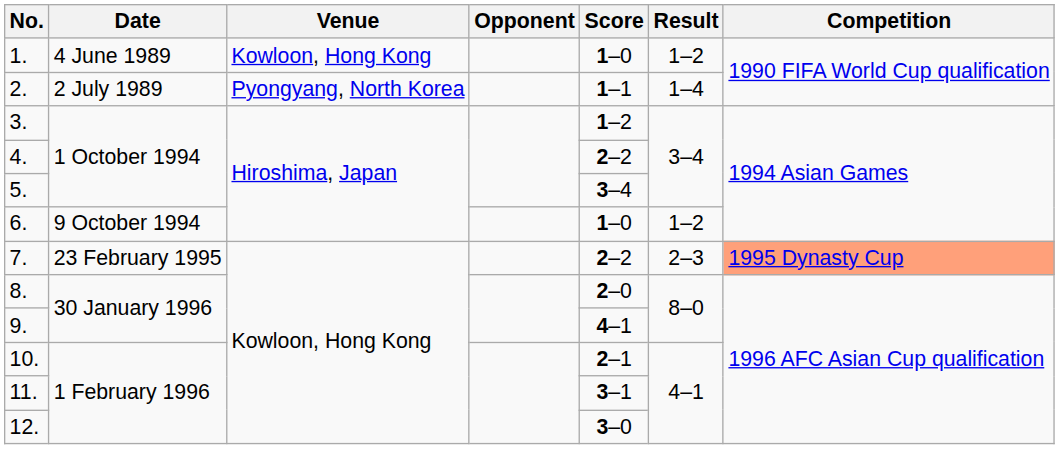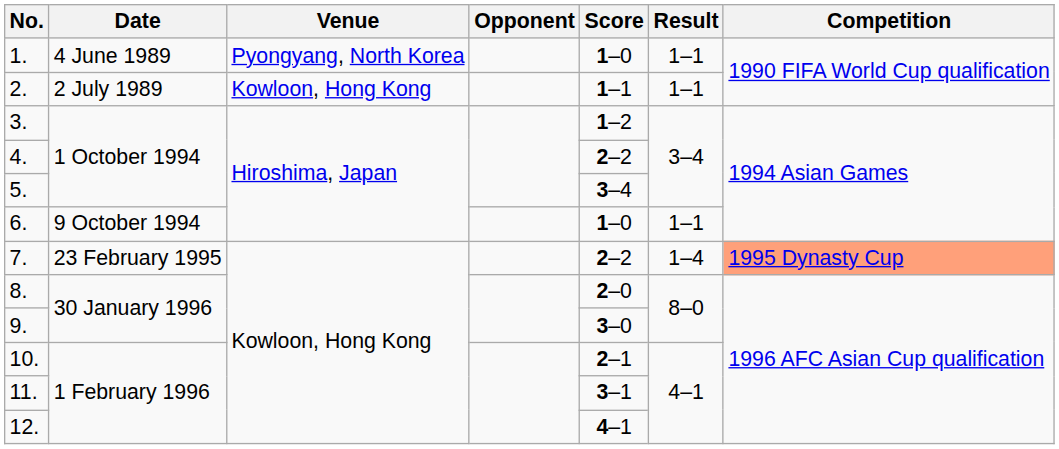(331, 55) Kowloon, Hong Kong -> (348, 55) Pyongyang, North Korea
(686, 55) 1–2 -> (686, 55) 1–1
(348, 88) Pyongyang, North Korea -> (331, 88) Kowloon, Hong Kong
(686, 88) 1–4 -> (686, 88) 1–1
(686, 223) 1–2 -> (686, 223) 1–1
(686, 257) 2–3 -> (686, 257) 1–4
(614, 325) 4–1 -> (614, 325) 3–0
(614, 426) 3–0 -> (614, 426) 4–1
